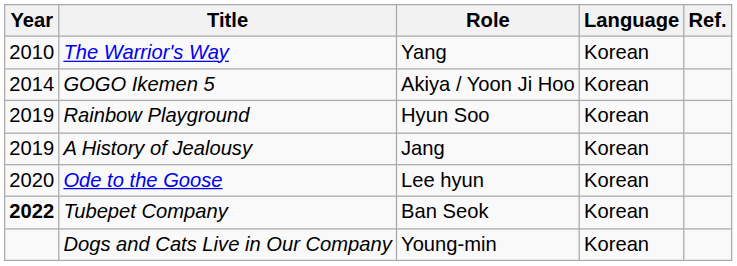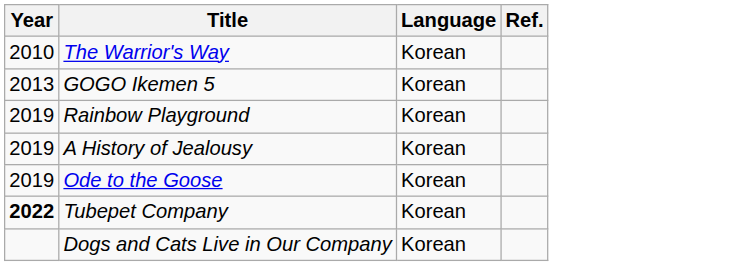- column: (488, 20)
(32, 84) 2014 -> (32, 84) 2013
(32, 180) 2020 -> (32, 180) 2019
